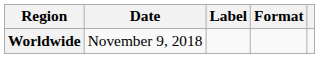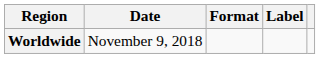columns swapped: (279, 16) <-> (228, 16)
